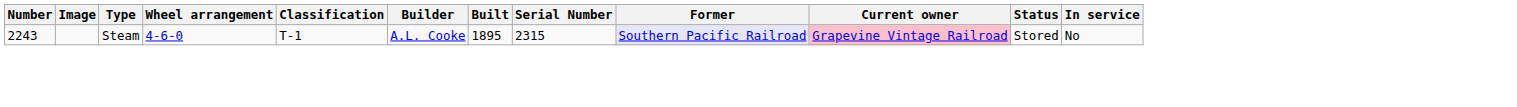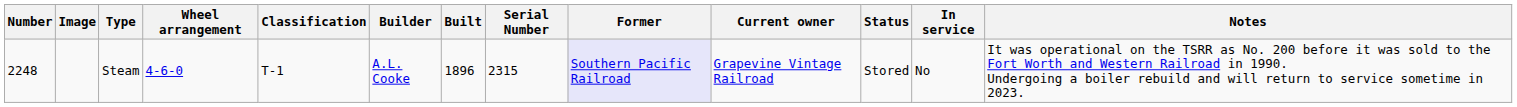+ column: (1248, 22)
(22, 35) 2243 -> (22, 71) 2248
(486, 35) 1895 -> (460, 71) 1896
(910, 35) pink background -> (777, 71) no background
